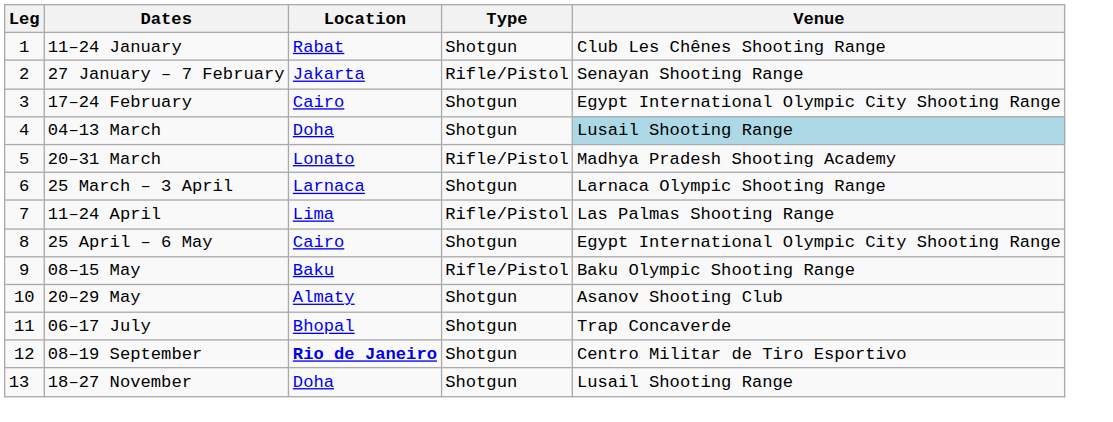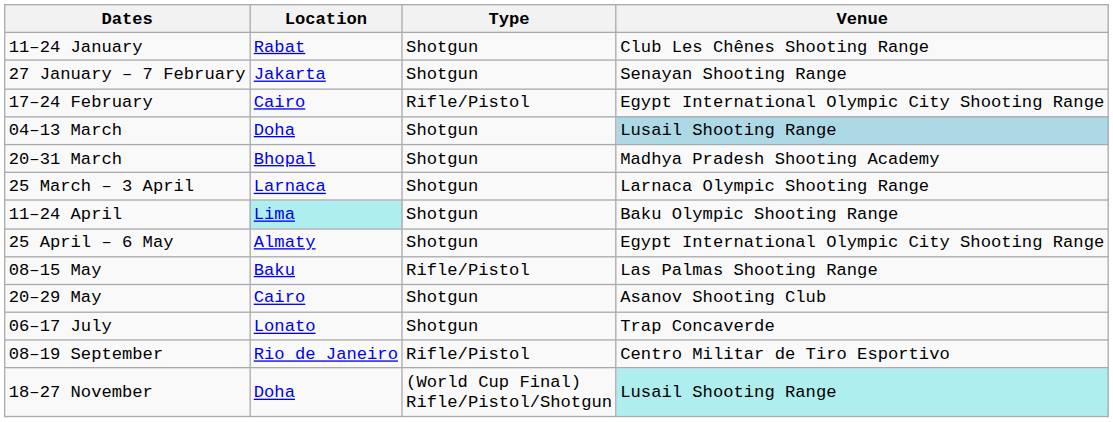- column: (24, 19)
(507, 75) Rifle/Pistol -> (442, 75) Shotgun
(481, 103) Shotgun -> (468, 103) Rifle/Pistol
(324, 158) Lonato -> (285, 158) Bhopal
(507, 158) Rifle/Pistol -> (442, 158) Shotgun
(313, 214) no background -> (274, 214) paleturquoise background
(507, 214) Rifle/Pistol -> (442, 214) Shotgun
(706, 214) Las Palmas Shooting Range -> (759, 214) Baku Olympic Shooting Range
(319, 242) Cairo -> (285, 242) Almaty
(716, 270) Baku Olympic Shooting Range -> (749, 270) Las Palmas Shooting Range
(324, 298) Almaty -> (280, 298) Cairo
(324, 326) Bhopal -> (285, 326) Lonato
(365, 354) bold -> (326, 354) normal
(481, 354) Shotgun -> (468, 354) Rifle/Pistol
(481, 382) Shotgun -> (509, 392) (World Cup Final) Rifle/Pistol/Shotgun
(685, 382) no background -> (728, 392) paleturquoise background
